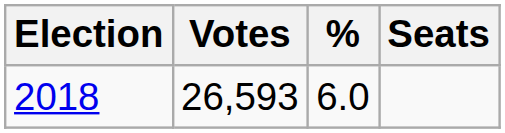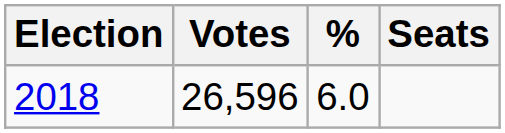(240, 95) 26,593 -> (240, 95) 26,596
